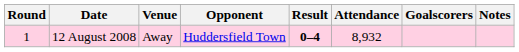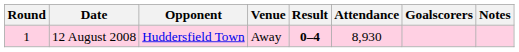columns swapped: (235, 15) <-> (160, 15)
(367, 36) 8,932 -> (367, 36) 8,930
